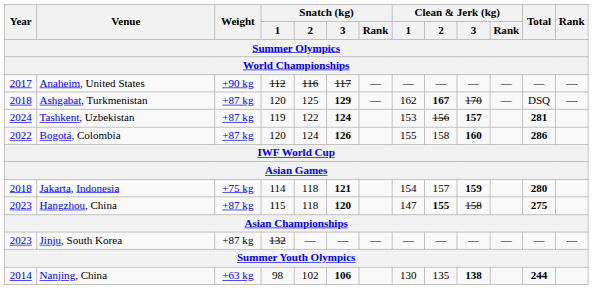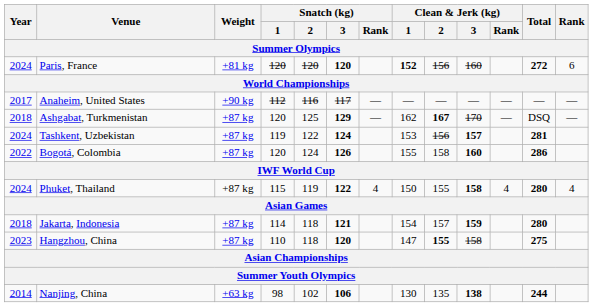+ row: (68, 65)
+ row: (77, 188)
(238, 188) +75 kg -> (238, 223) +87 kg
(277, 205) 115 -> (277, 240) 110
- row: (81, 240)
